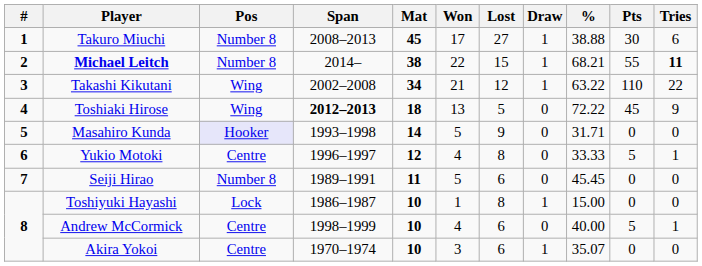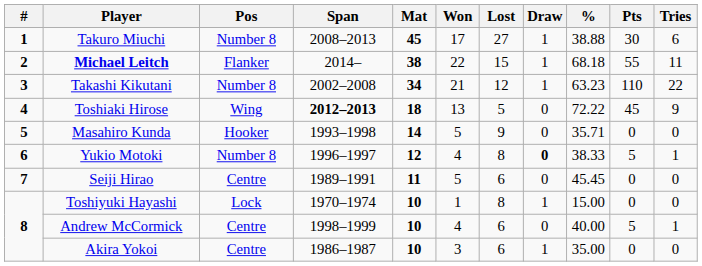(246, 62) Number 8 -> (246, 62) Flanker
(588, 62) 68.21 -> (588, 62) 68.18
(676, 62) bold -> (676, 62) normal
(246, 86) Wing -> (246, 86) Number 8
(588, 86) 63.22 -> (588, 86) 63.23
(246, 132) lavender background -> (246, 132) no background
(588, 132) 31.71 -> (588, 132) 35.71
(246, 156) Centre -> (246, 156) Number 8
(545, 156) normal -> (545, 156) bold
(588, 156) 33.33 -> (588, 156) 38.33
(246, 179) Number 8 -> (246, 179) Centre
(343, 202) 1986–1987 -> (343, 202) 1970–1974
(343, 249) 1970–1974 -> (343, 249) 1986–1987
(588, 249) 35.07 -> (588, 249) 35.00
